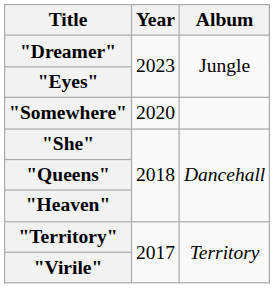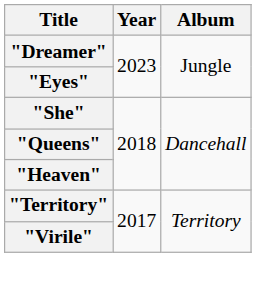- row: (68, 112)
